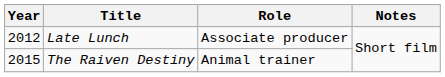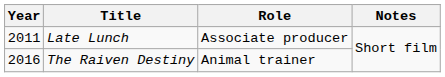(24, 38) 2012 -> (24, 38) 2011
(24, 60) 2015 -> (24, 60) 2016
